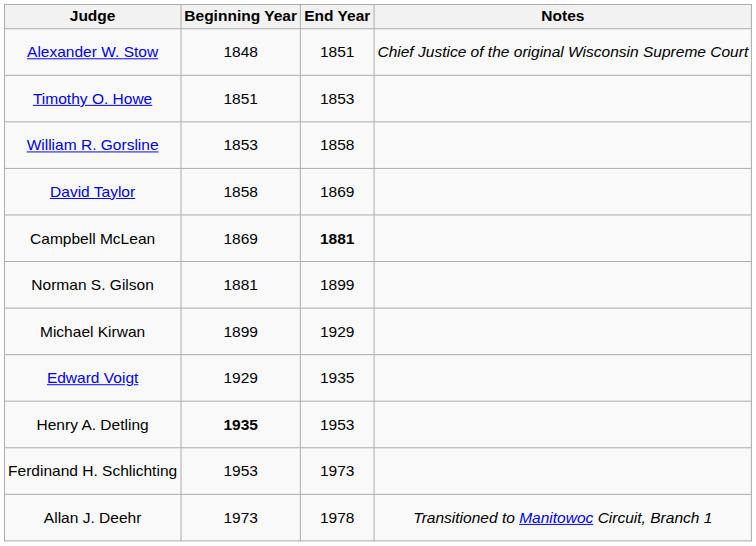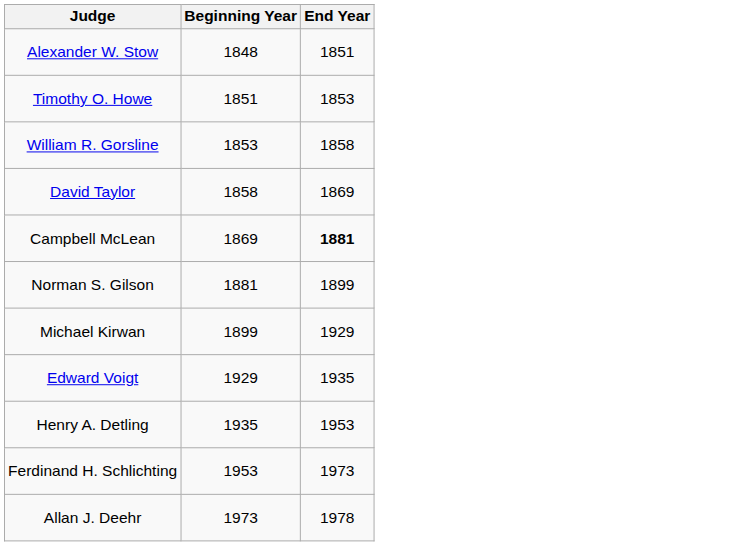- column: (563, 16)
(241, 424) bold -> (241, 424) normal
